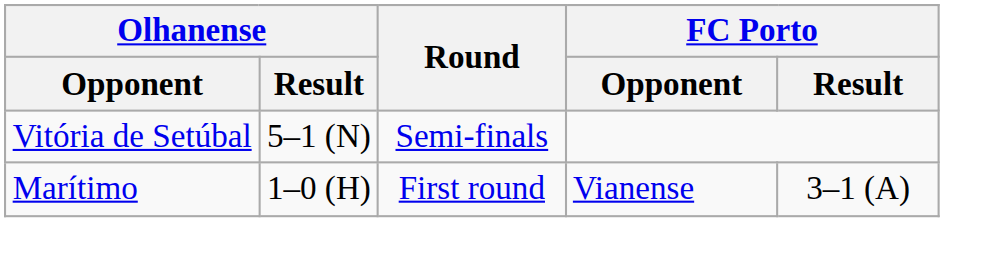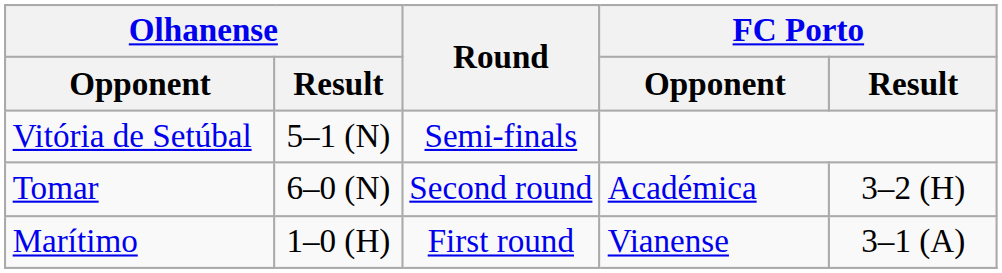+ row: (56, 188)
